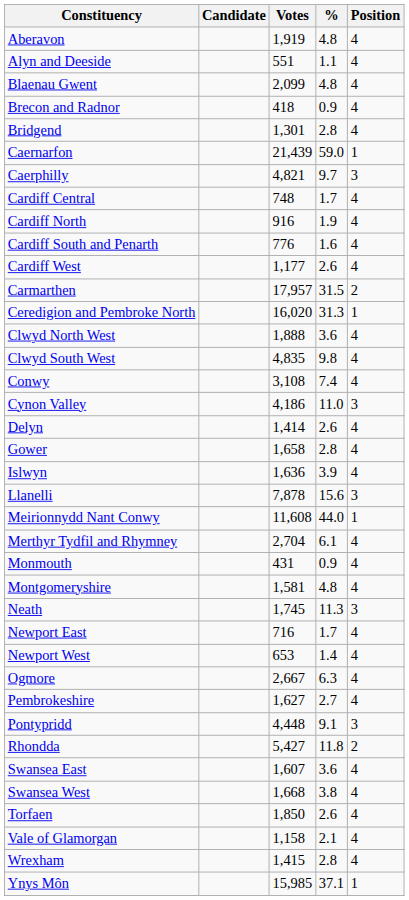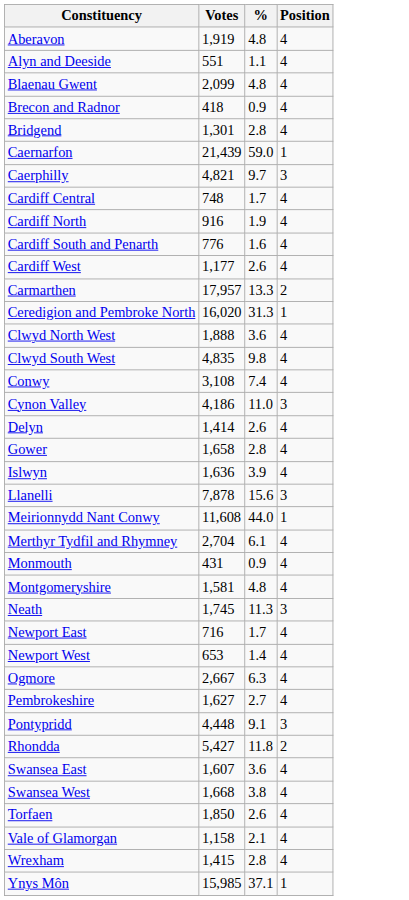- column: (234, 15)
(331, 289) 31.5 -> (261, 289) 13.3
